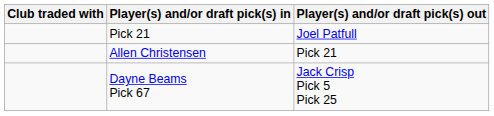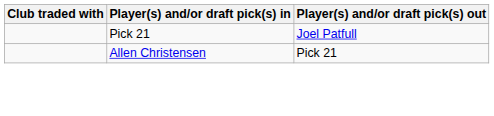- row: (148, 86)
